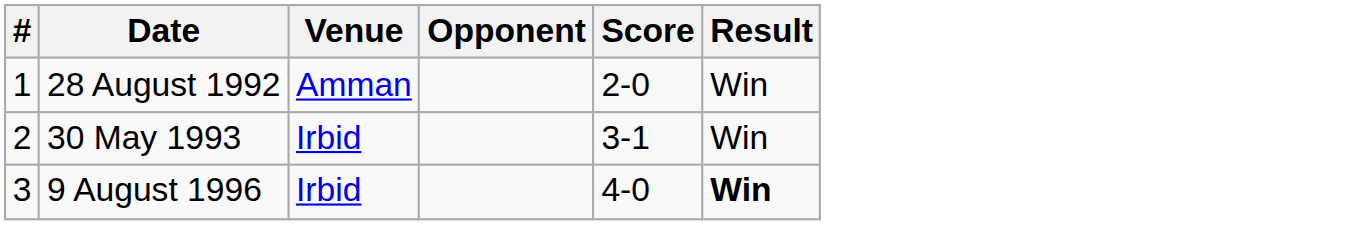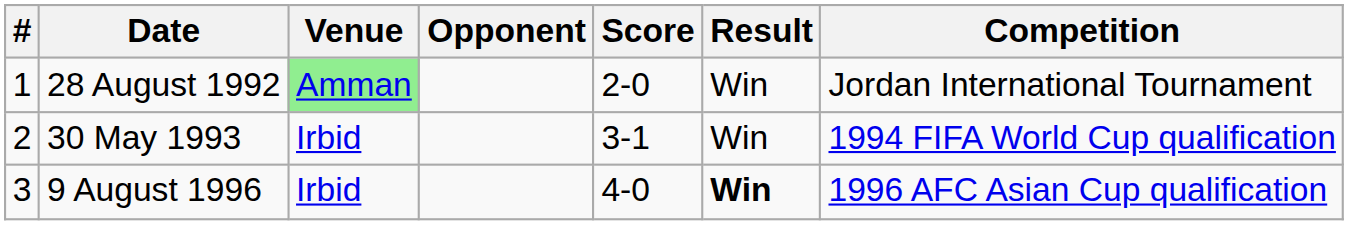+ column: (1082, 31)
(354, 84) no background -> (354, 84) lightgreen background
